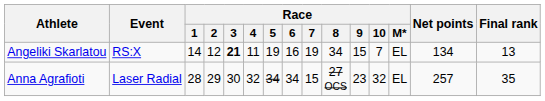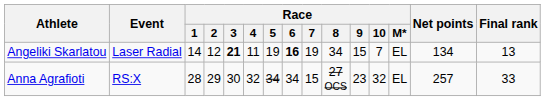(127, 53) RS:X -> (147, 53) Laser Radial
(292, 53) normal -> (292, 53) bold
(147, 79) Laser Radial -> (127, 79) RS:X
(508, 79) 35 -> (508, 79) 33
